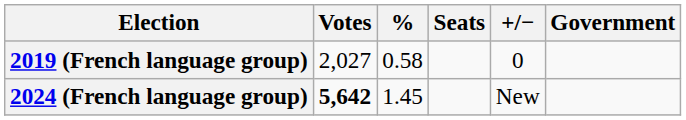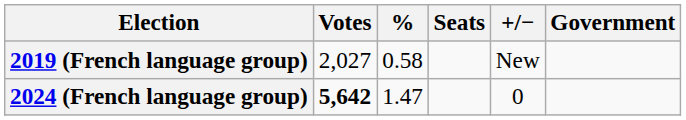(518, 59) 0 -> (518, 59) New
(403, 96) 1.45 -> (403, 96) 1.47
(518, 96) New -> (518, 96) 0
